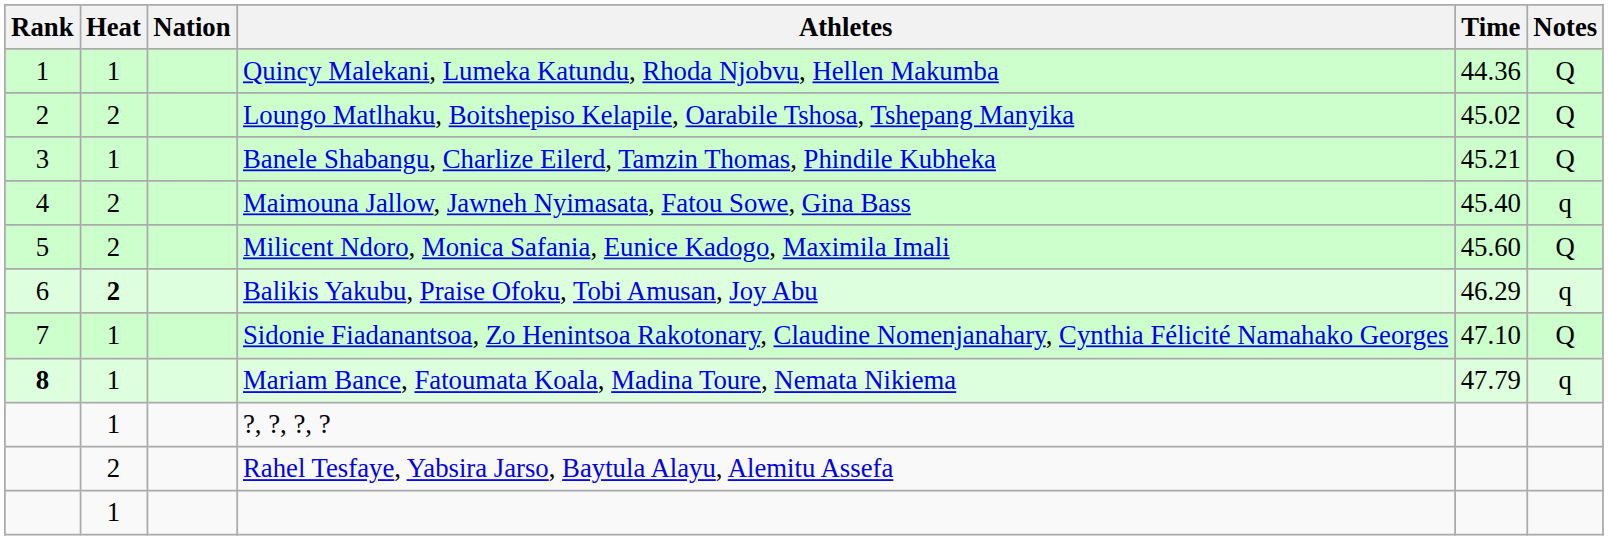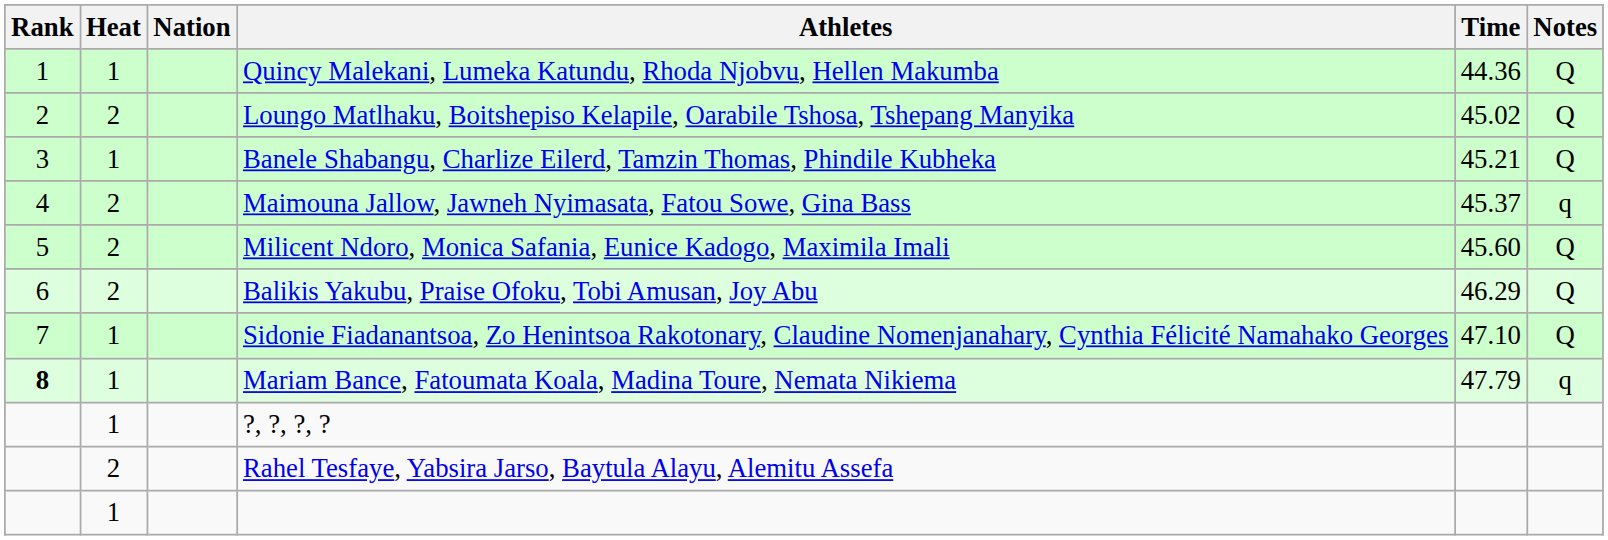(1491, 203) 45.40 -> (1491, 203) 45.37
(113, 291) bold -> (113, 291) normal
(1565, 291) q -> (1565, 291) Q
